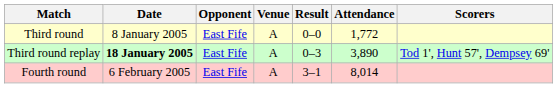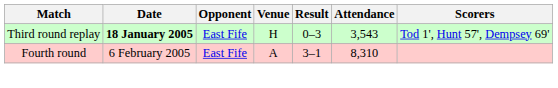- row: (54, 33)
(273, 53) A -> (273, 33) H
(364, 53) 3,890 -> (364, 33) 3,543
(364, 72) 8,014 -> (364, 53) 8,310
